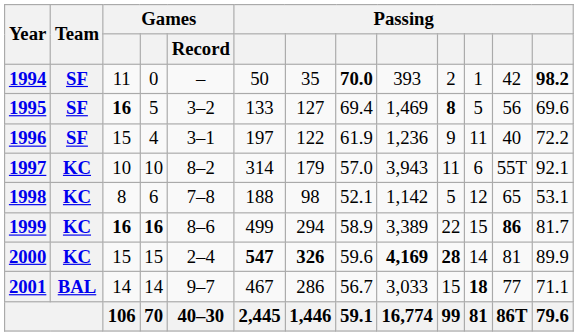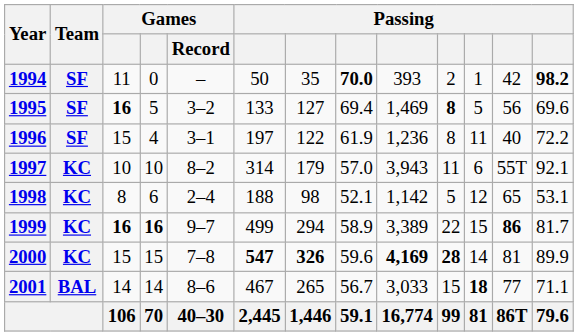(451, 138) 9 -> (451, 138) 8
(201, 197) 7–8 -> (201, 197) 2–4
(201, 227) 8–6 -> (201, 227) 9–7
(201, 256) 2–4 -> (201, 256) 7–8
(201, 286) 9–7 -> (201, 286) 8–6
(310, 286) 286 -> (310, 286) 265
